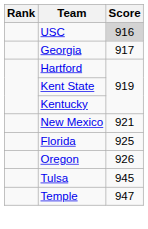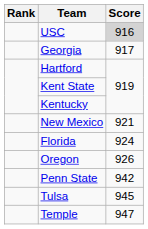(125, 141) 925 -> (125, 141) 924
+ row: (69, 178)
